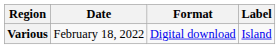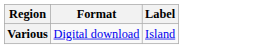- column: (99, 14)
